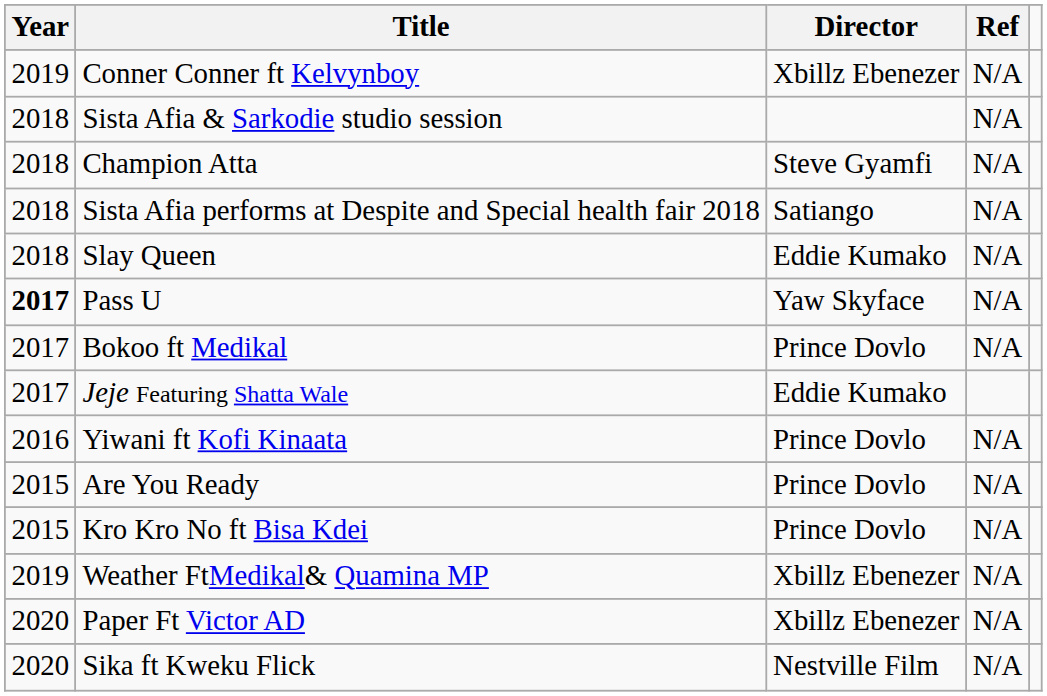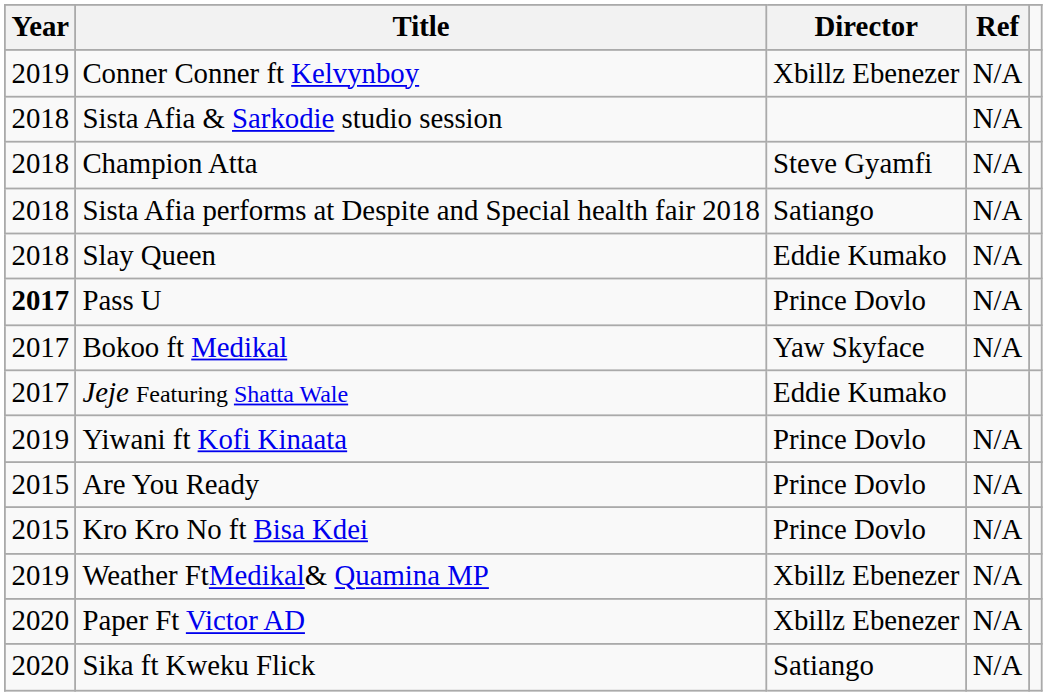(849, 301) Yaw Skyface -> (849, 301) Prince Dovlo
(849, 347) Prince Dovlo -> (849, 347) Yaw Skyface
(40, 438) 2016 -> (40, 438) 2019
(856, 666) Nestville Film -> (824, 666) Satiango
